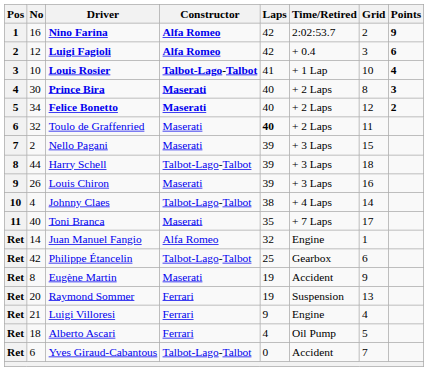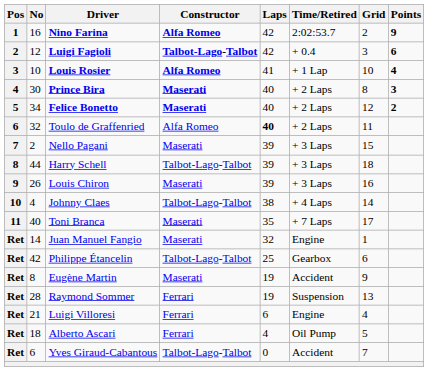(192, 51) Alfa Romeo -> (210, 51) Talbot-Lago-Talbot
(210, 70) Talbot-Lago-Talbot -> (192, 70) Alfa Romeo
(182, 126) Maserati -> (191, 126) Alfa Romeo
(191, 239) Alfa Romeo -> (182, 239) Maserati
(35, 296) 20 -> (35, 296) 28
(265, 314) 9 -> (265, 314) 6
